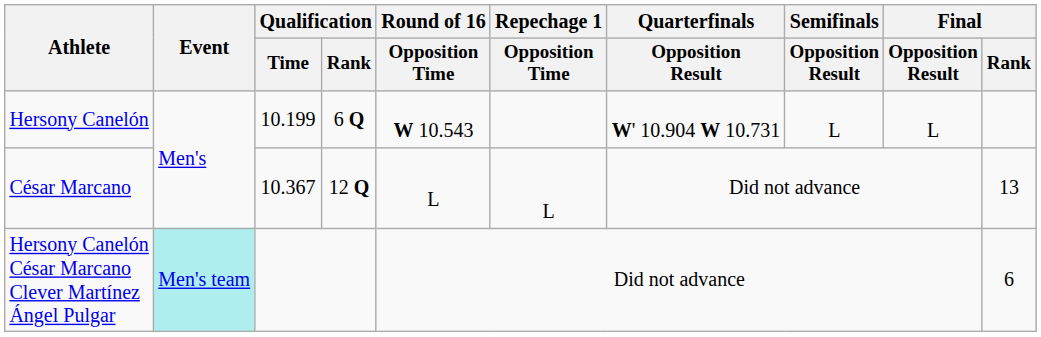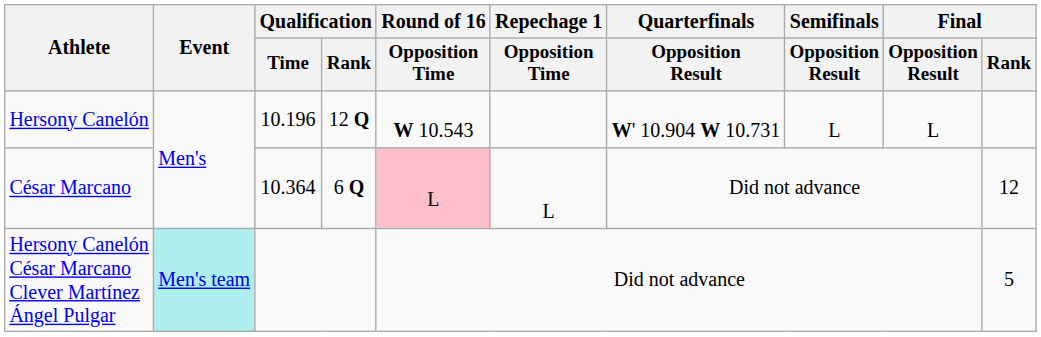(288, 119) 10.199 -> (288, 119) 10.196
(349, 119) 6 Q -> (349, 119) 12 Q
(288, 188) 10.367 -> (288, 188) 10.364
(349, 188) 12 Q -> (349, 188) 6 Q
(433, 199) no background -> (433, 199) pink background
(1009, 188) 13 -> (1009, 188) 12
(1009, 280) 6 -> (1009, 280) 5
